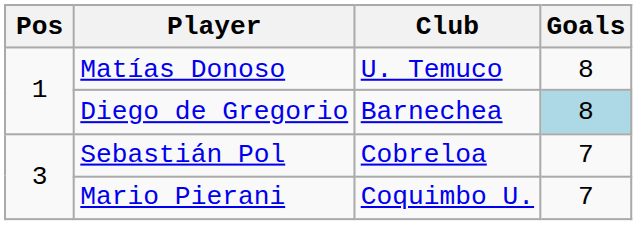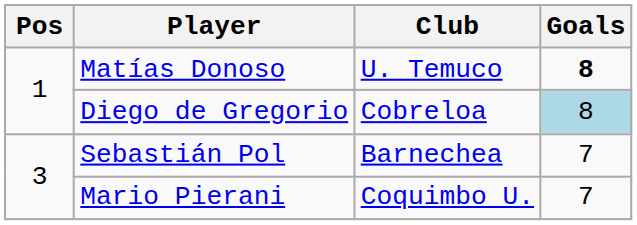(586, 69) normal -> (586, 69) bold
(432, 112) Barnechea -> (424, 112) Cobreloa
(424, 155) Cobreloa -> (432, 155) Barnechea
